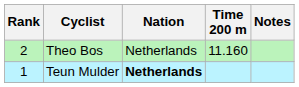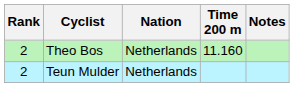(24, 72) 1 -> (24, 72) 2
(164, 72) bold -> (161, 72) normal
